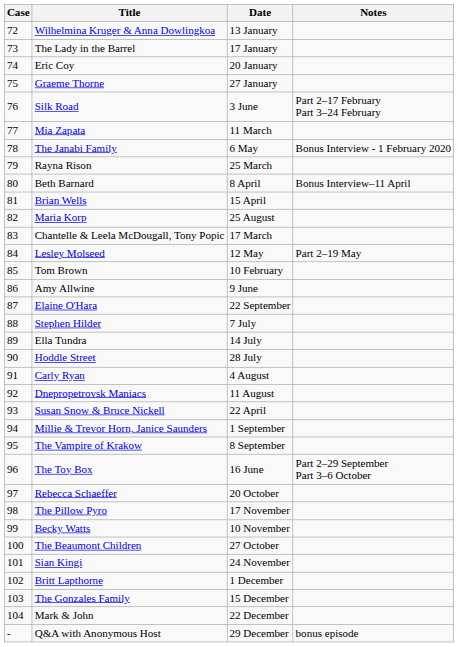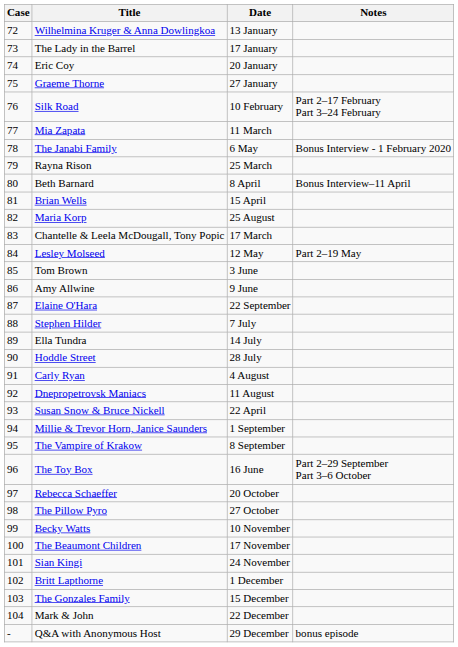(244, 107) 3 June -> (256, 107) 10 February
(256, 270) 10 February -> (244, 270) 3 June
(260, 510) 17 November -> (254, 510) 27 October
(254, 545) 27 October -> (260, 545) 17 November
